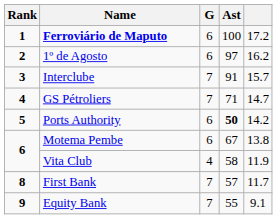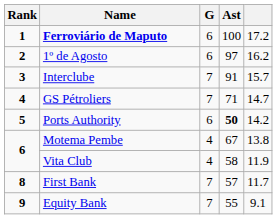(209, 140) 6 -> (209, 140) 4
